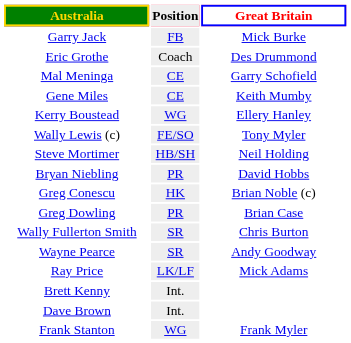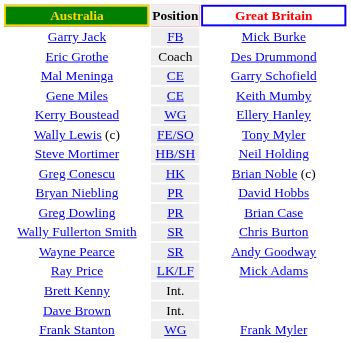rows swapped: (77, 173) <-> (77, 193)
